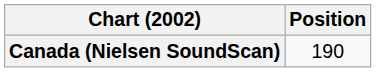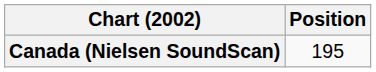(328, 50) 190 -> (328, 50) 195
